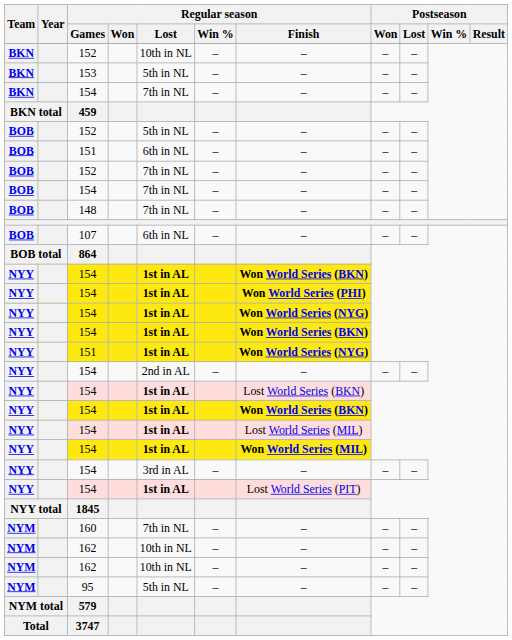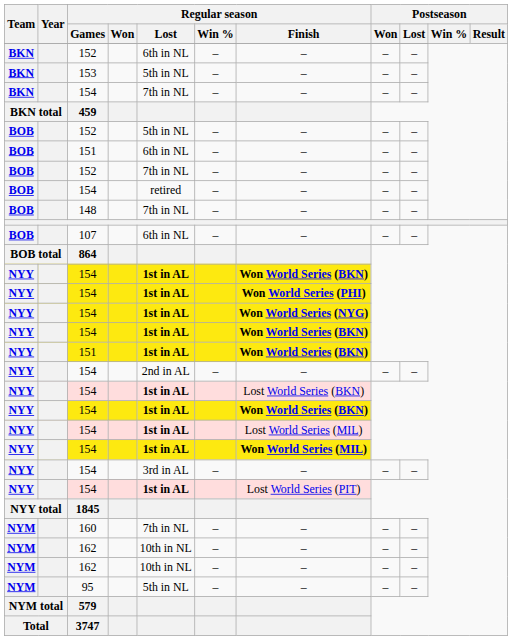(166, 53) 10th in NL -> (166, 53) 6th in NL
(166, 190) 7th in NL -> (166, 190) retired
(304, 352) Won World Series (NYG) -> (304, 352) Won World Series (BKN)
